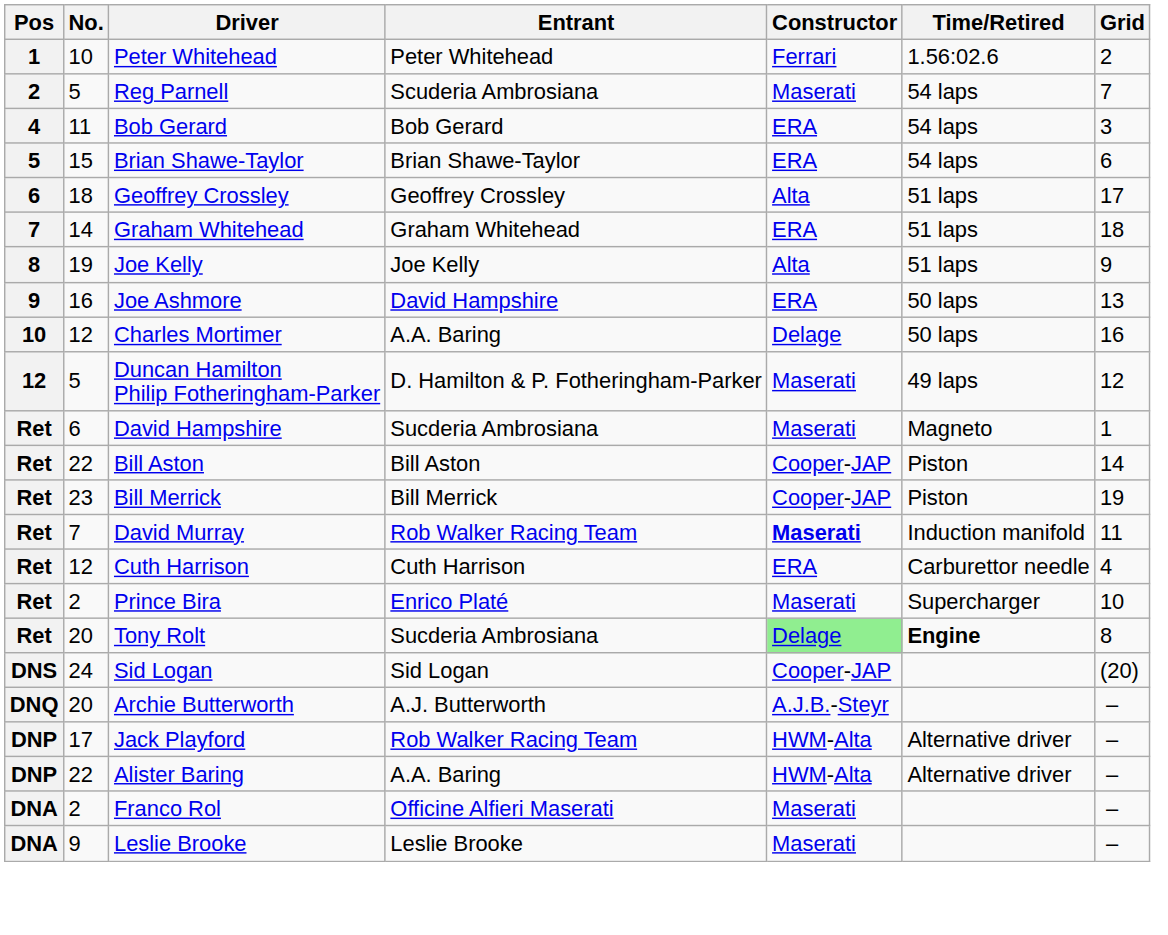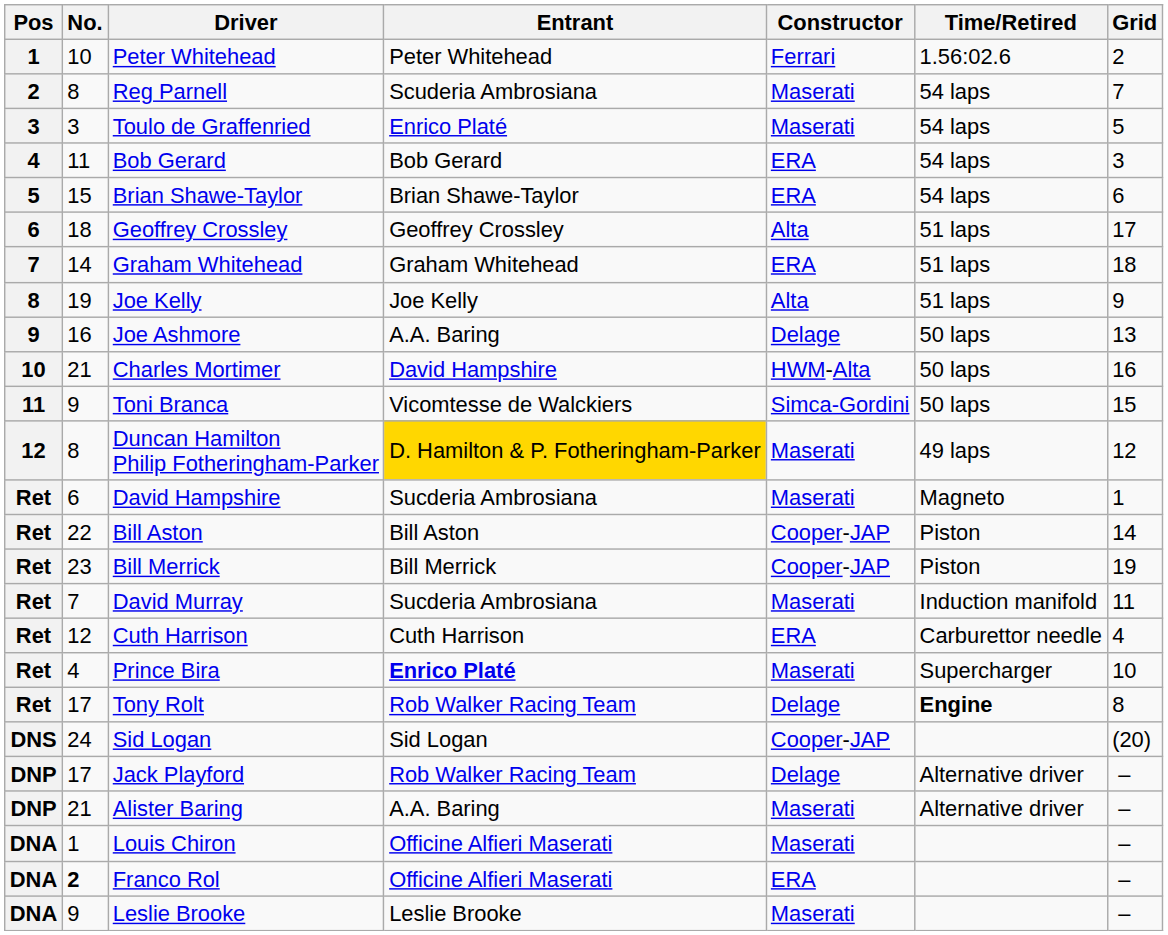(75, 92) 5 -> (73, 92) 8
+ row: (212, 126)
(474, 299) David Hampshire -> (444, 334) A.A. Baring
(795, 299) ERA -> (806, 334) Delage
(81, 334) 12 -> (80, 369) 21
(446, 334) A.A. Baring -> (473, 369) David Hampshire
(807, 334) Delage -> (821, 369) HWM-Alta
+ row: (171, 403)
(75, 381) 5 -> (73, 450) 8
(576, 381) no background -> (575, 450) gold background
(514, 532) Rob Walker Racing Team -> (493, 601) Sucderia Ambrosiana
(816, 532) bold -> (813, 601) normal
(75, 601) 2 -> (73, 670) 4
(449, 601) normal -> (452, 670) bold
(81, 636) 20 -> (80, 705) 17
(494, 636) Sucderia Ambrosiana -> (513, 705) Rob Walker Racing Team
(807, 636) lightgreen background -> (806, 705) no background
- row: (204, 705)
(822, 740) HWM-Alta -> (806, 774) Delage
(81, 774) 22 -> (80, 809) 21
(822, 774) HWM-Alta -> (813, 809) Maserati
+ row: (174, 844)
(75, 809) normal -> (73, 878) bold
(814, 809) Maserati -> (793, 878) ERA
